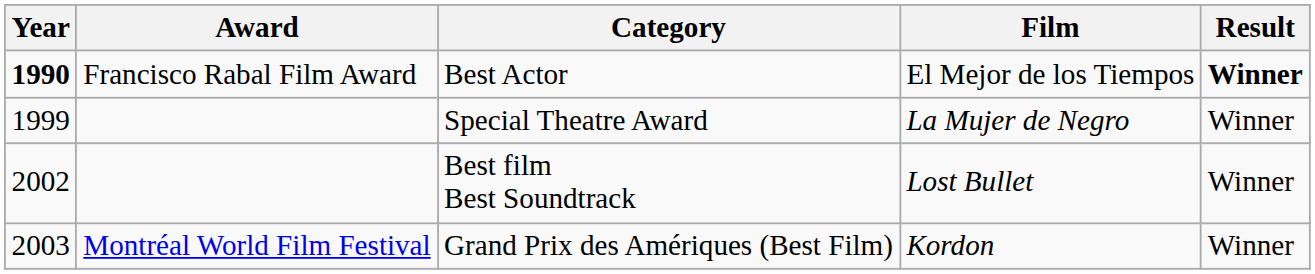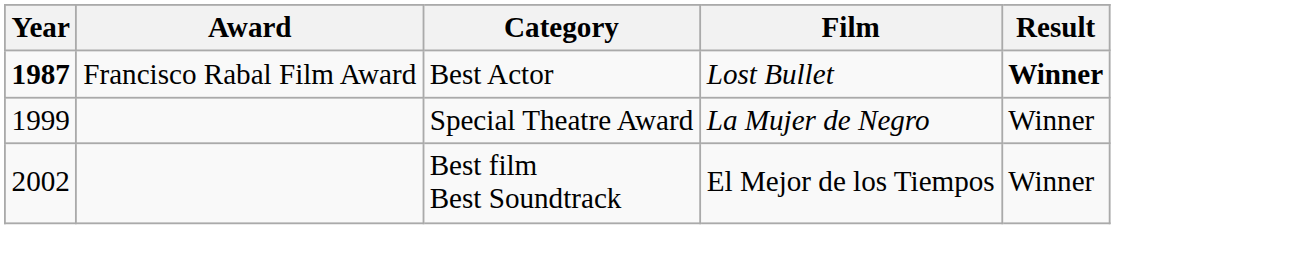(41, 73) 1990 -> (41, 73) 1987
(1050, 73) El Mejor de los Tiempos -> (770, 73) Lost Bullet
(970, 182) Lost Bullet -> (851, 182) El Mejor de los Tiempos
- row: (669, 245)
